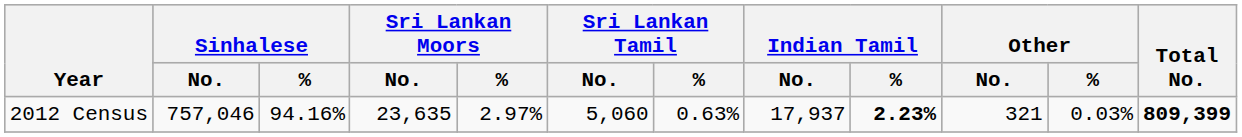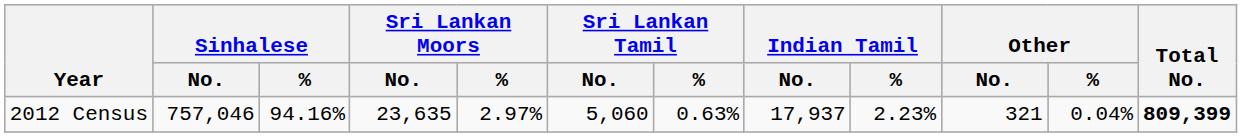(905, 114) bold -> (905, 114) normal
(1102, 114) 0.03% -> (1102, 114) 0.04%
